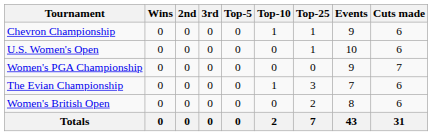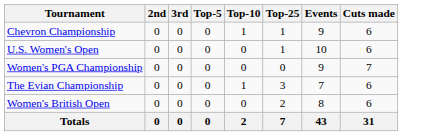- column: (160, 13)
